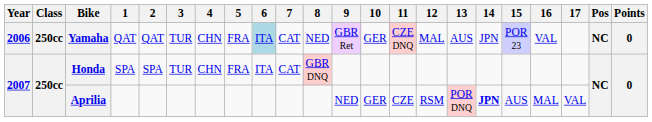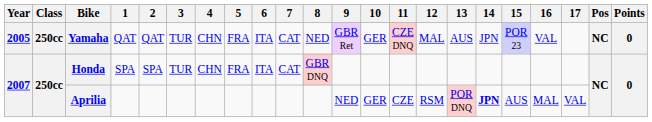(19, 38) 2006 -> (19, 38) 2005
(264, 38) lightblue background -> (264, 38) no background
